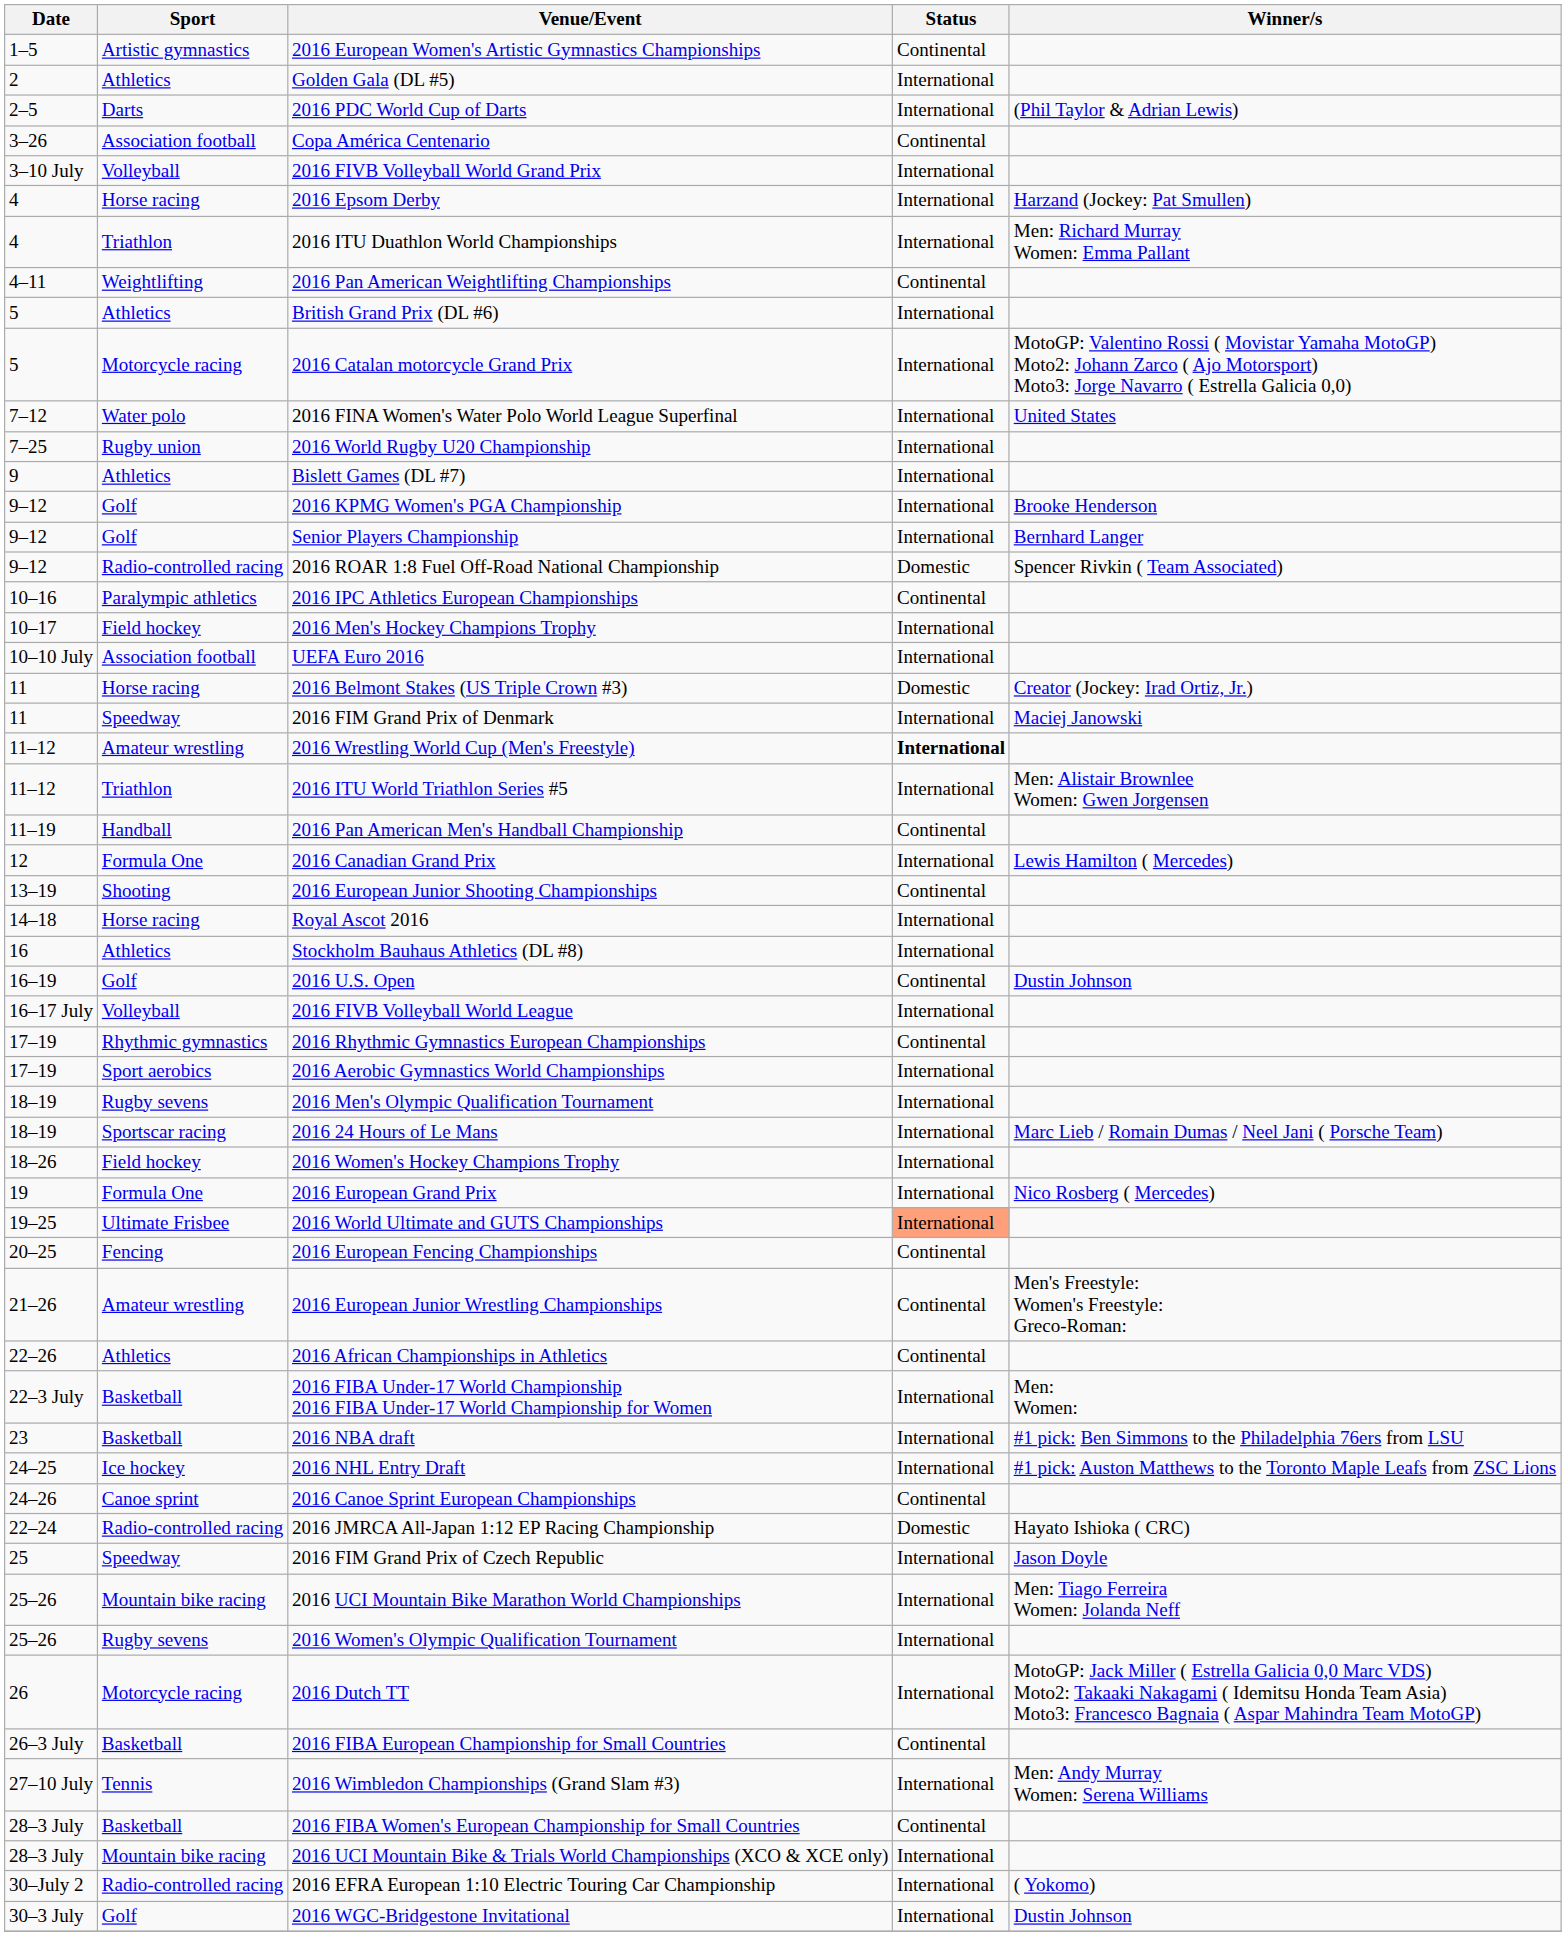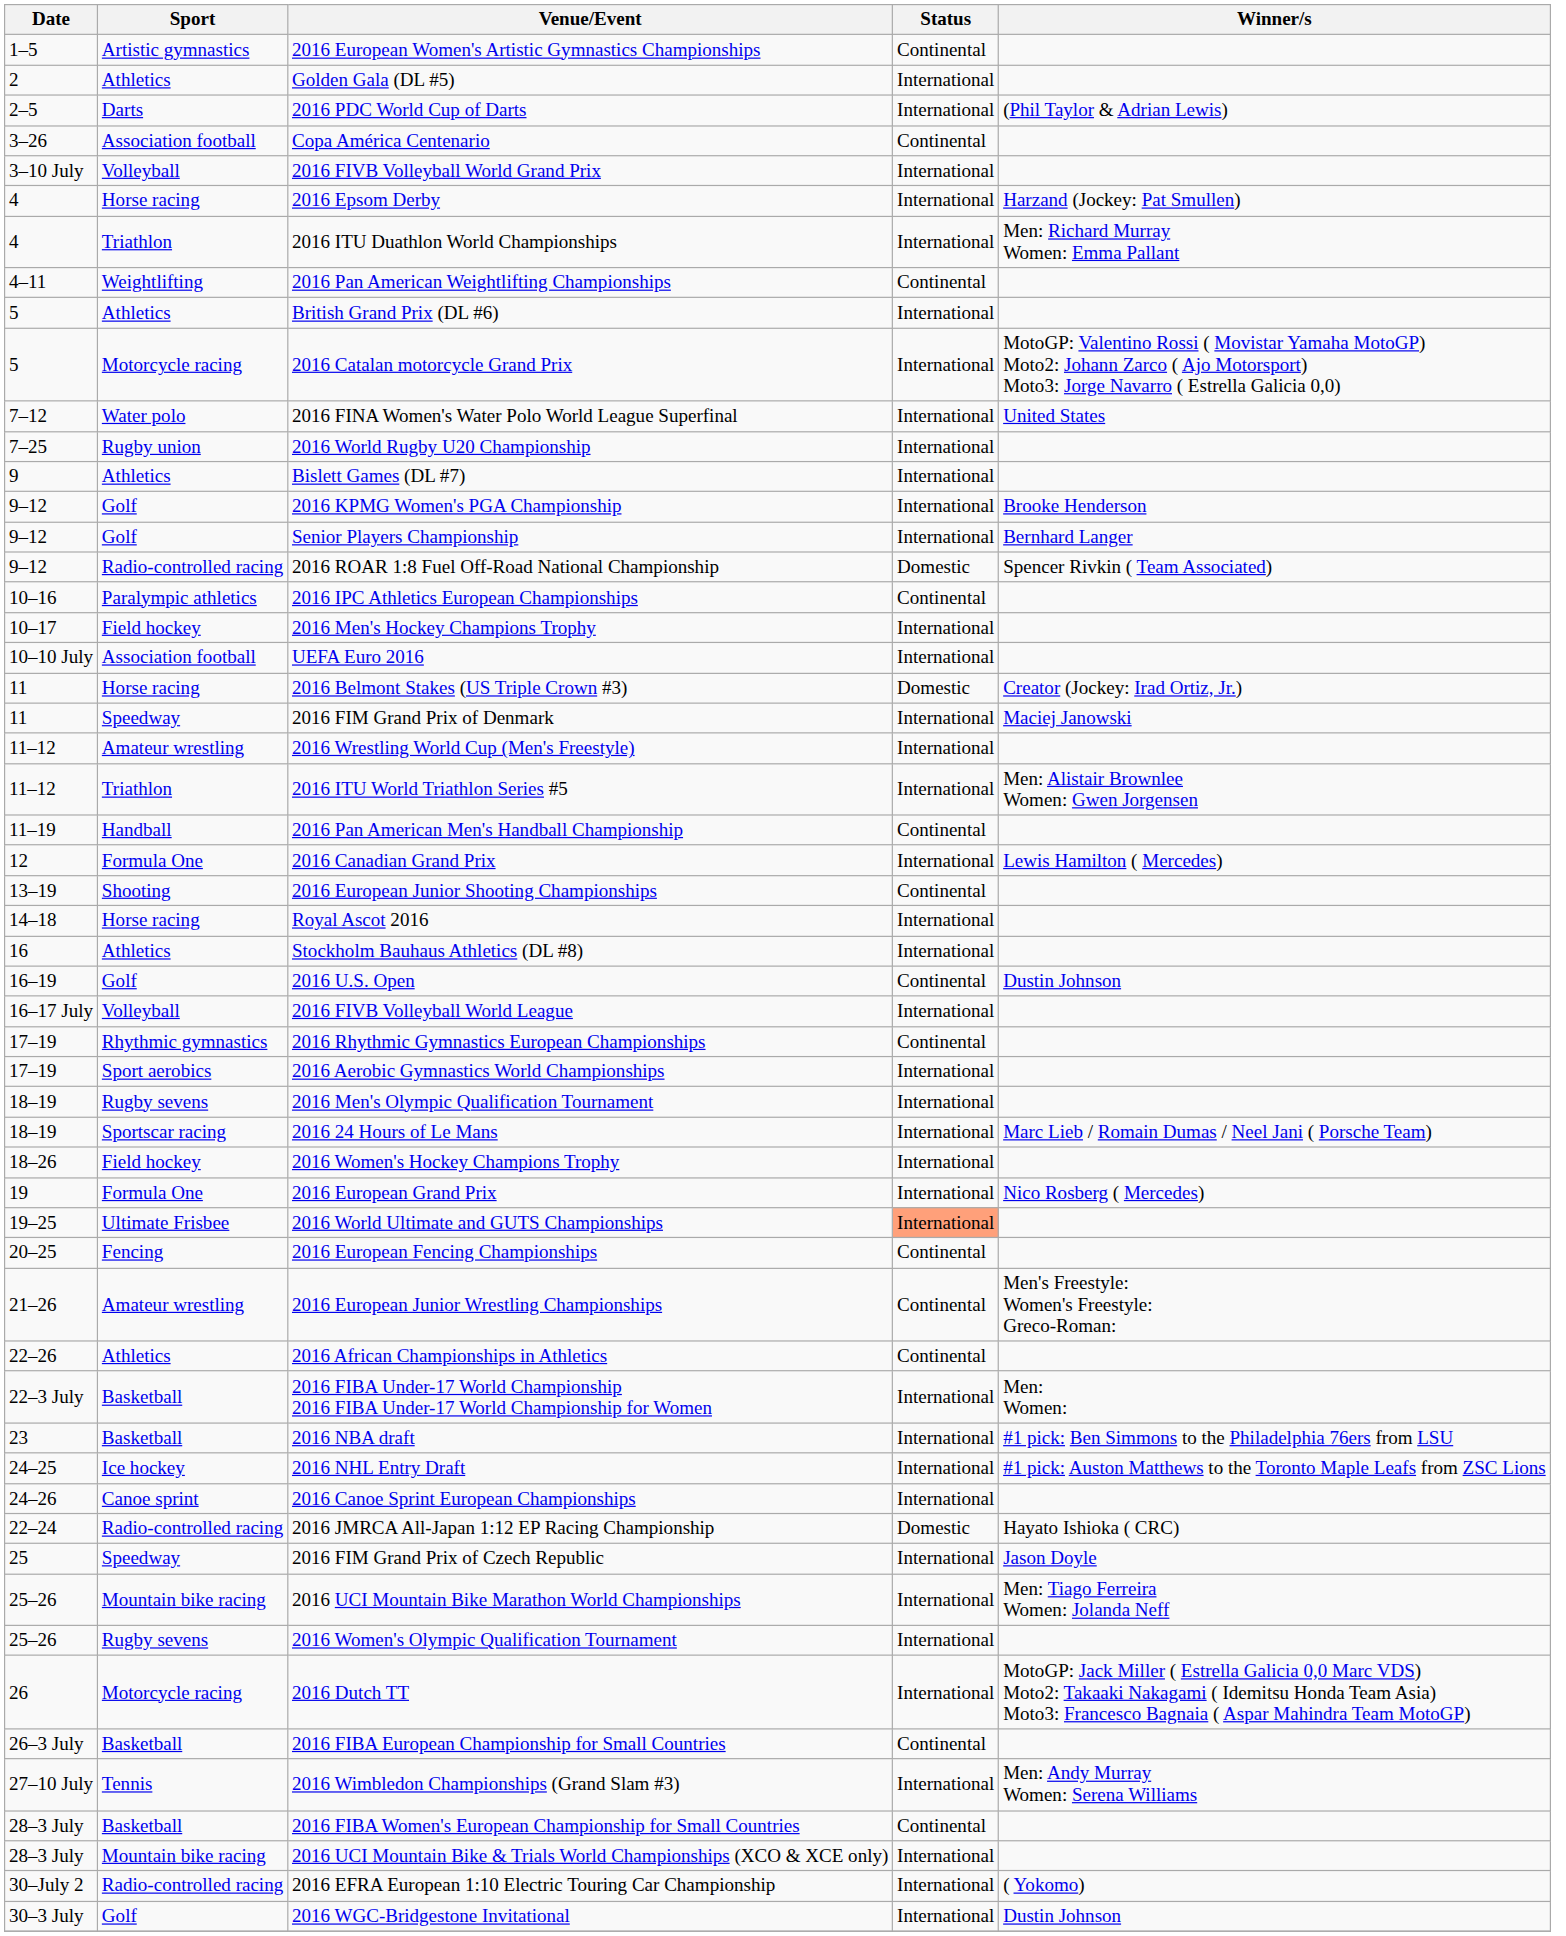(951, 748) bold -> (946, 748) normal
(941, 1498) Continental -> (946, 1498) International
